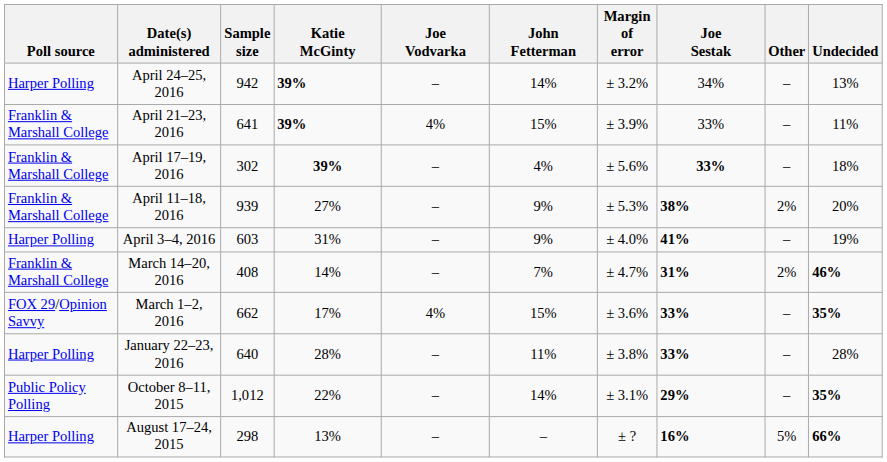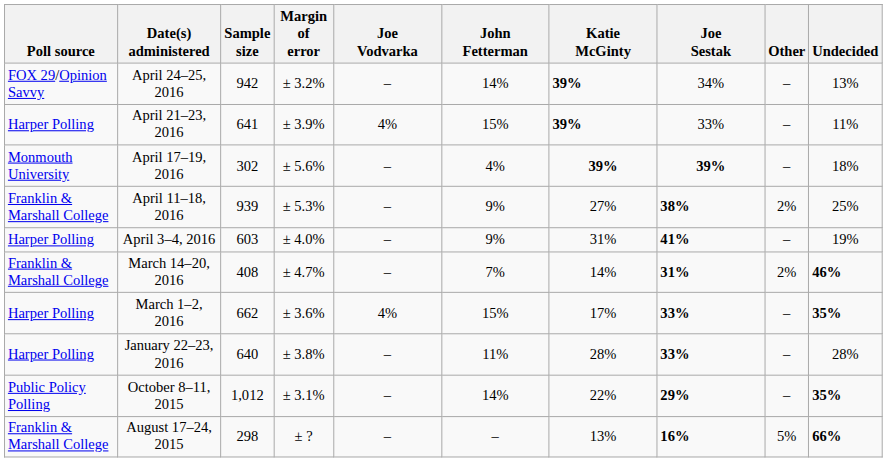columns swapped: (627, 34) <-> (328, 42)
(51, 83) Harper Polling -> (57, 83) FOX 29/Opinion Savvy
(58, 124) Franklin & Marshall College -> (51, 124) Harper Polling
(58, 166) Franklin & Marshall College -> (40, 166) Monmouth University
(711, 166) 33% -> (711, 166) 39%
(845, 207) 20% -> (845, 207) 25%
(57, 313) FOX 29/Opinion Savvy -> (51, 313) Harper Polling
(51, 437) Harper Polling -> (58, 437) Franklin & Marshall College
